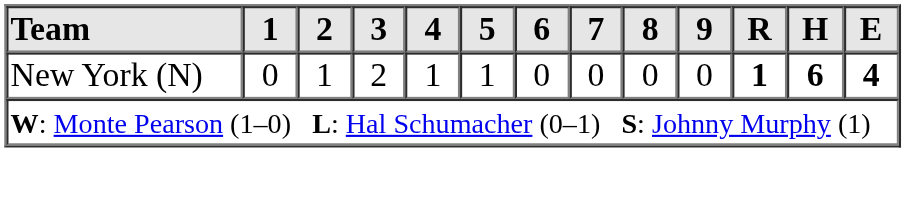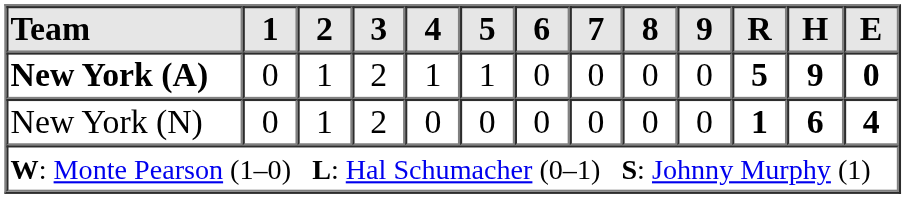+ row: (109, 75)
(433, 75) 1 -> (433, 121) 0
(487, 75) 1 -> (487, 121) 0
